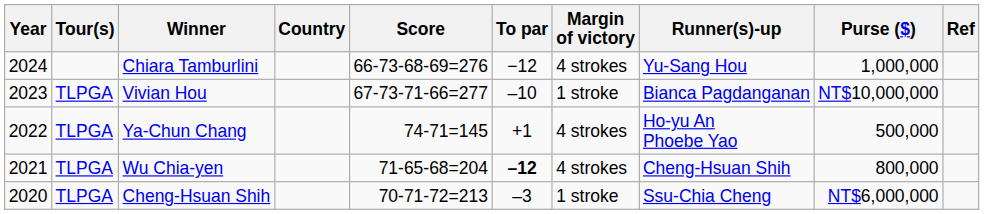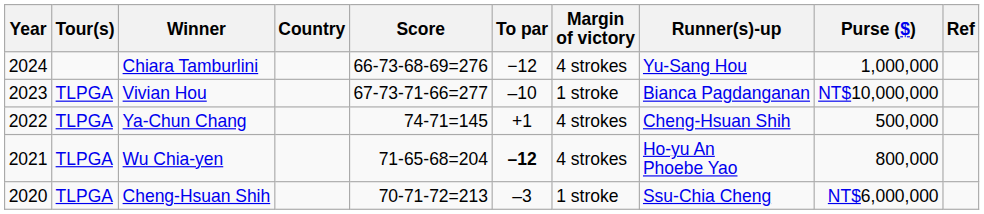(690, 131) Ho-yu An Phoebe Yao -> (717, 121) Cheng-Hsuan Shih
(717, 168) Cheng-Hsuan Shih -> (690, 159) Ho-yu An Phoebe Yao
